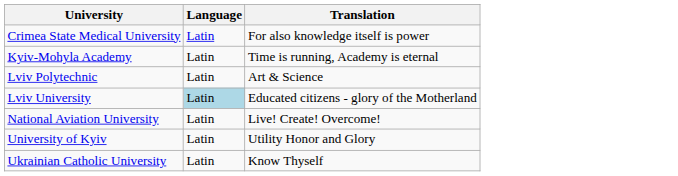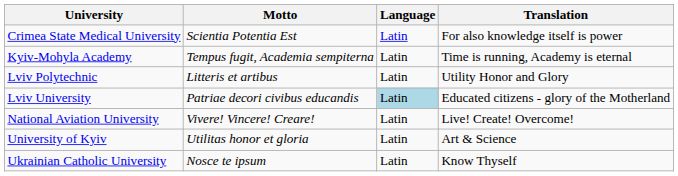+ column: (280, 14)
(286, 77) Art & Science -> (505, 77) Utility Honor and Glory
(312, 139) Utility Honor and Glory -> (479, 139) Art & Science
